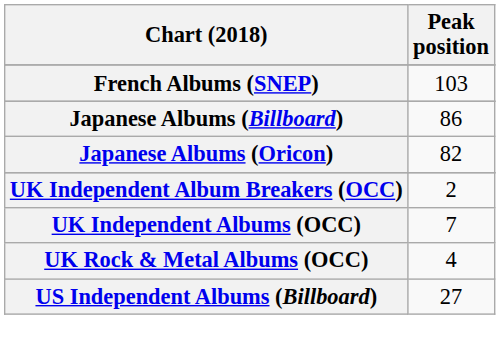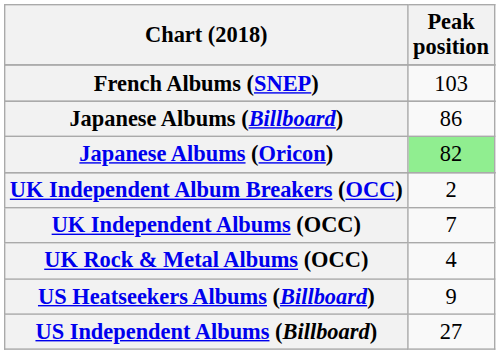(451, 154) no background -> (451, 154) lightgreen background
+ row: (206, 296)
